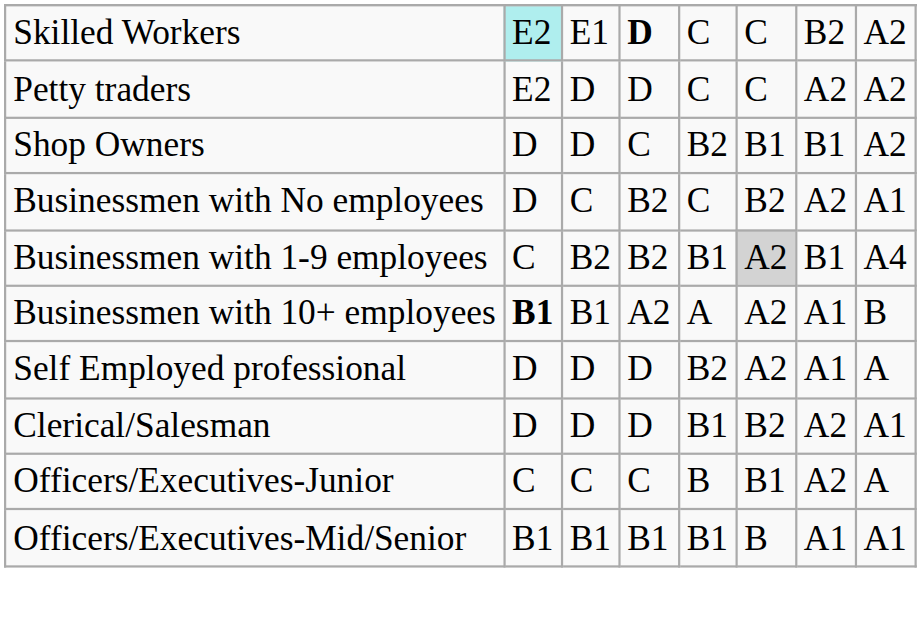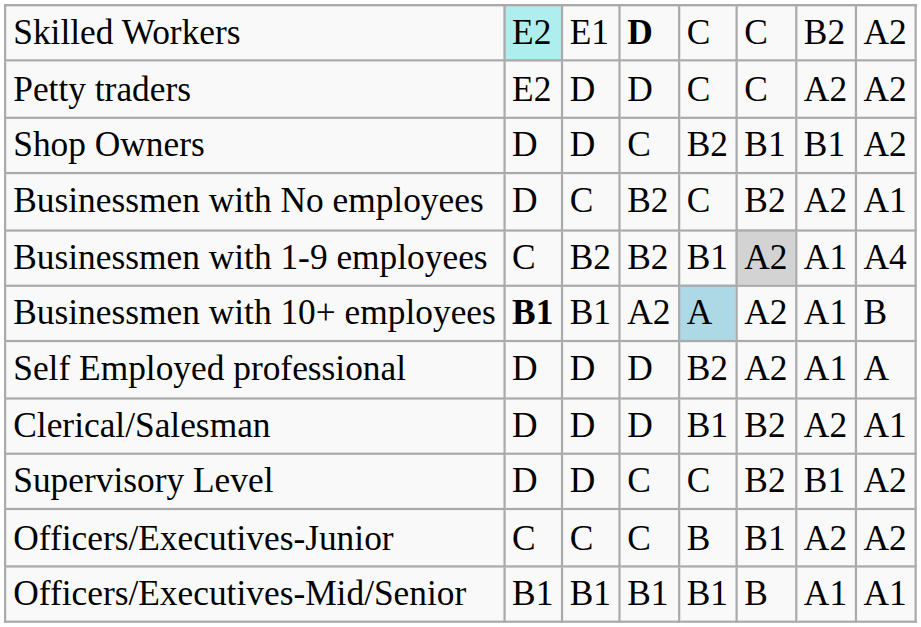(824, 256) B1 -> (825, 256) A1
(700, 312) no background -> (700, 312) lightblue background
+ row: (143, 481)
(876, 481) A -> (885, 537) A2
